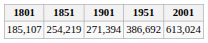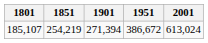(144, 30) 386,692 -> (144, 30) 386,672
